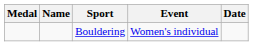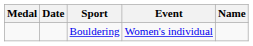columns swapped: (56, 13) <-> (235, 13)
